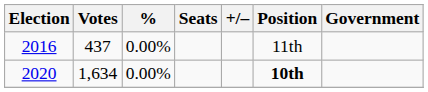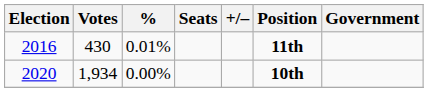(98, 45) 437 -> (98, 45) 430
(148, 45) 0.00% -> (148, 45) 0.01%
(287, 45) normal -> (287, 45) bold
(98, 73) 1,634 -> (98, 73) 1,934
